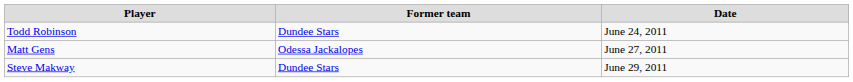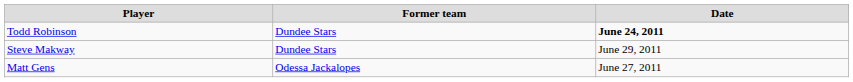(636, 31) normal -> (631, 31) bold
rows swapped: (31, 49) <-> (41, 67)
